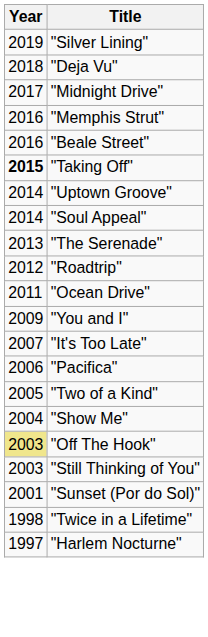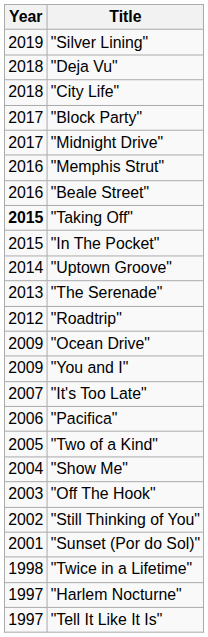+ row: (85, 92)
+ row: (96, 117)
+ row: (105, 243)
- row: (99, 218)
(25, 293) 2011 -> (26, 343) 2009
(26, 444) khaki background -> (26, 494) no background
(26, 469) 2003 -> (26, 519) 2002
+ row: (106, 619)
